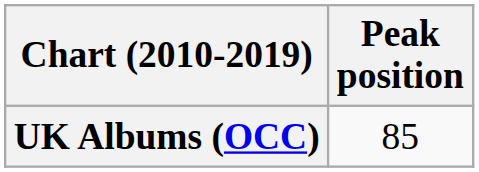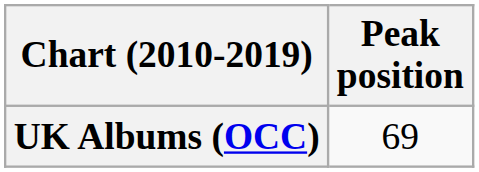(400, 135) 85 -> (400, 135) 69
